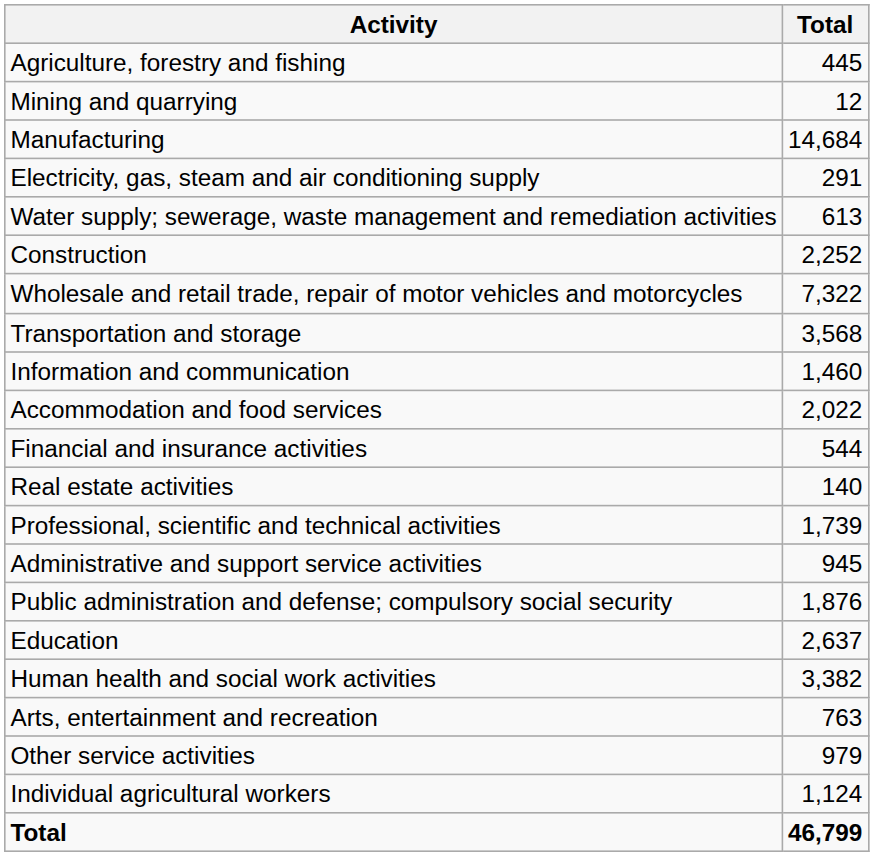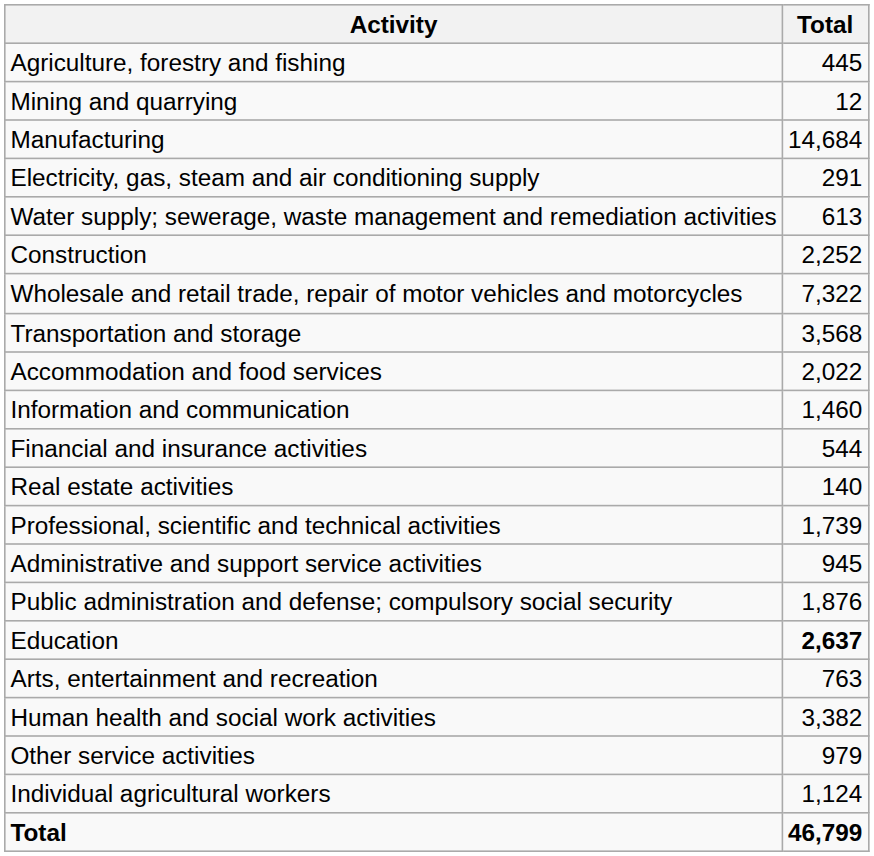rows swapped: (196, 409) <-> (180, 371)
(832, 640) normal -> (832, 640) bold
rows swapped: (223, 679) <-> (194, 717)
